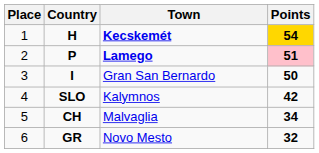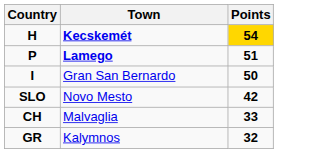- column: (24, 14)
(291, 55) pink background -> (251, 55) no background
(131, 96) Kalymnos -> (98, 96) Novo Mesto
(291, 117) 34 -> (251, 117) 33
(137, 138) Novo Mesto -> (91, 138) Kalymnos
